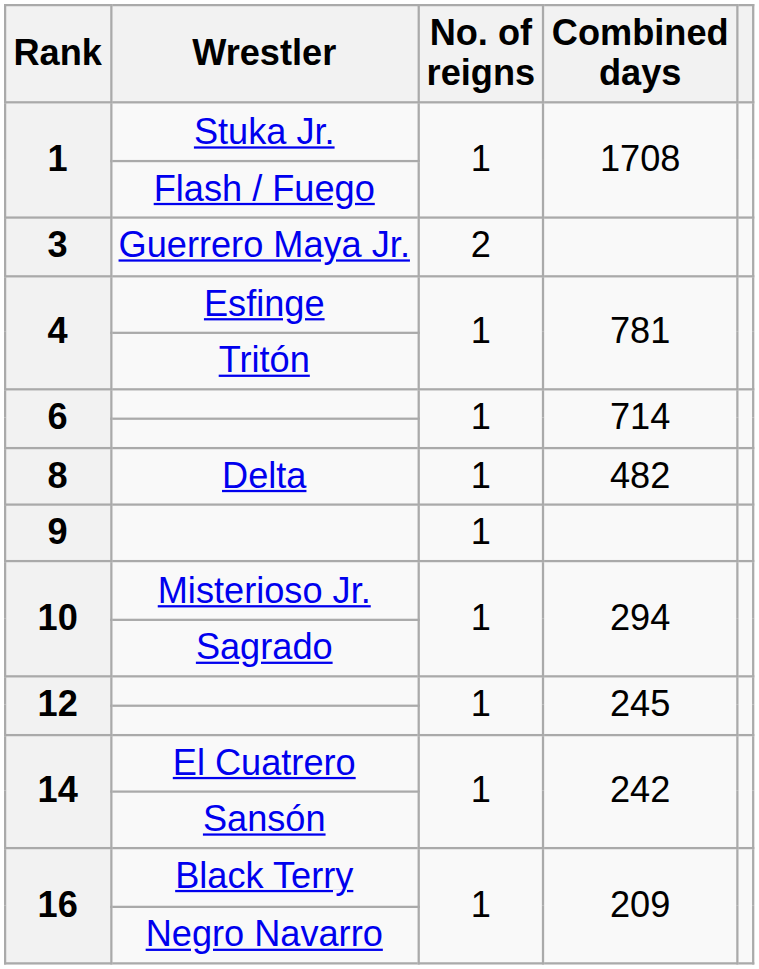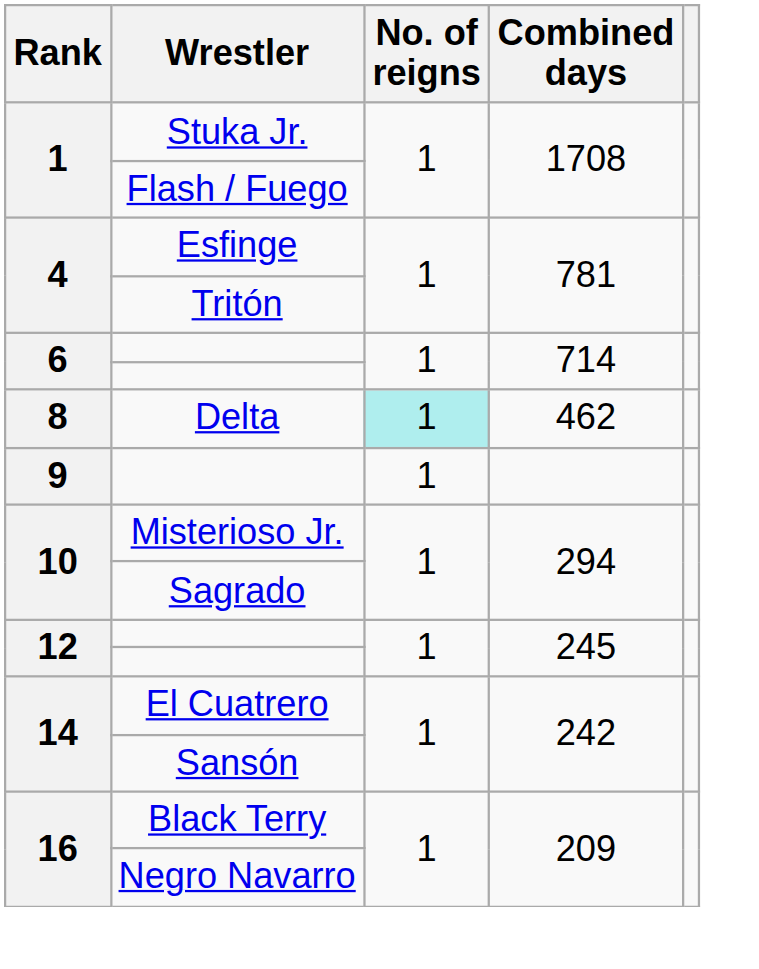- row: (58, 245)
(481, 475) no background -> (427, 417) paleturquoise background
(640, 475) 482 -> (586, 417) 462
